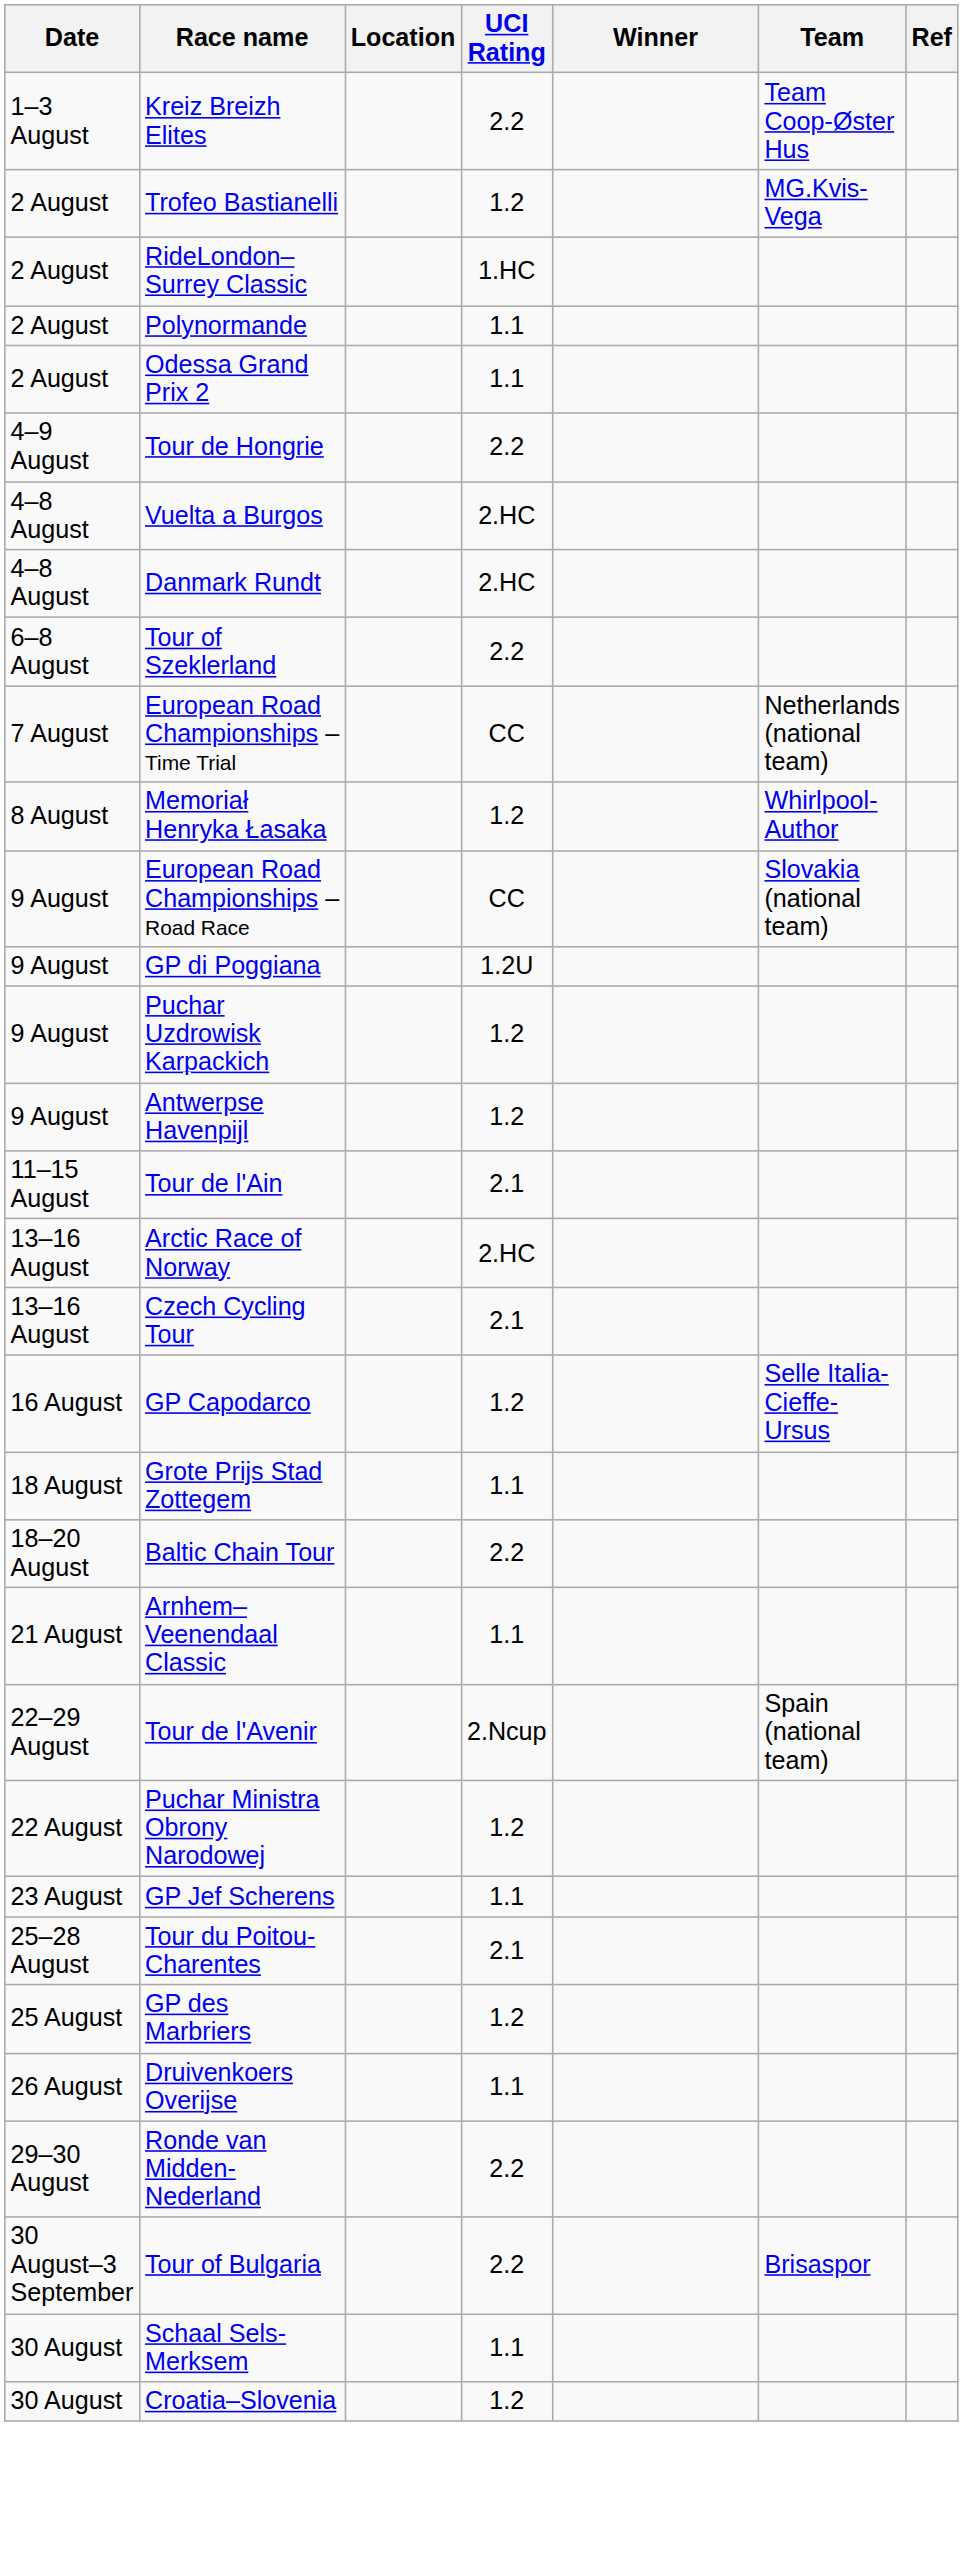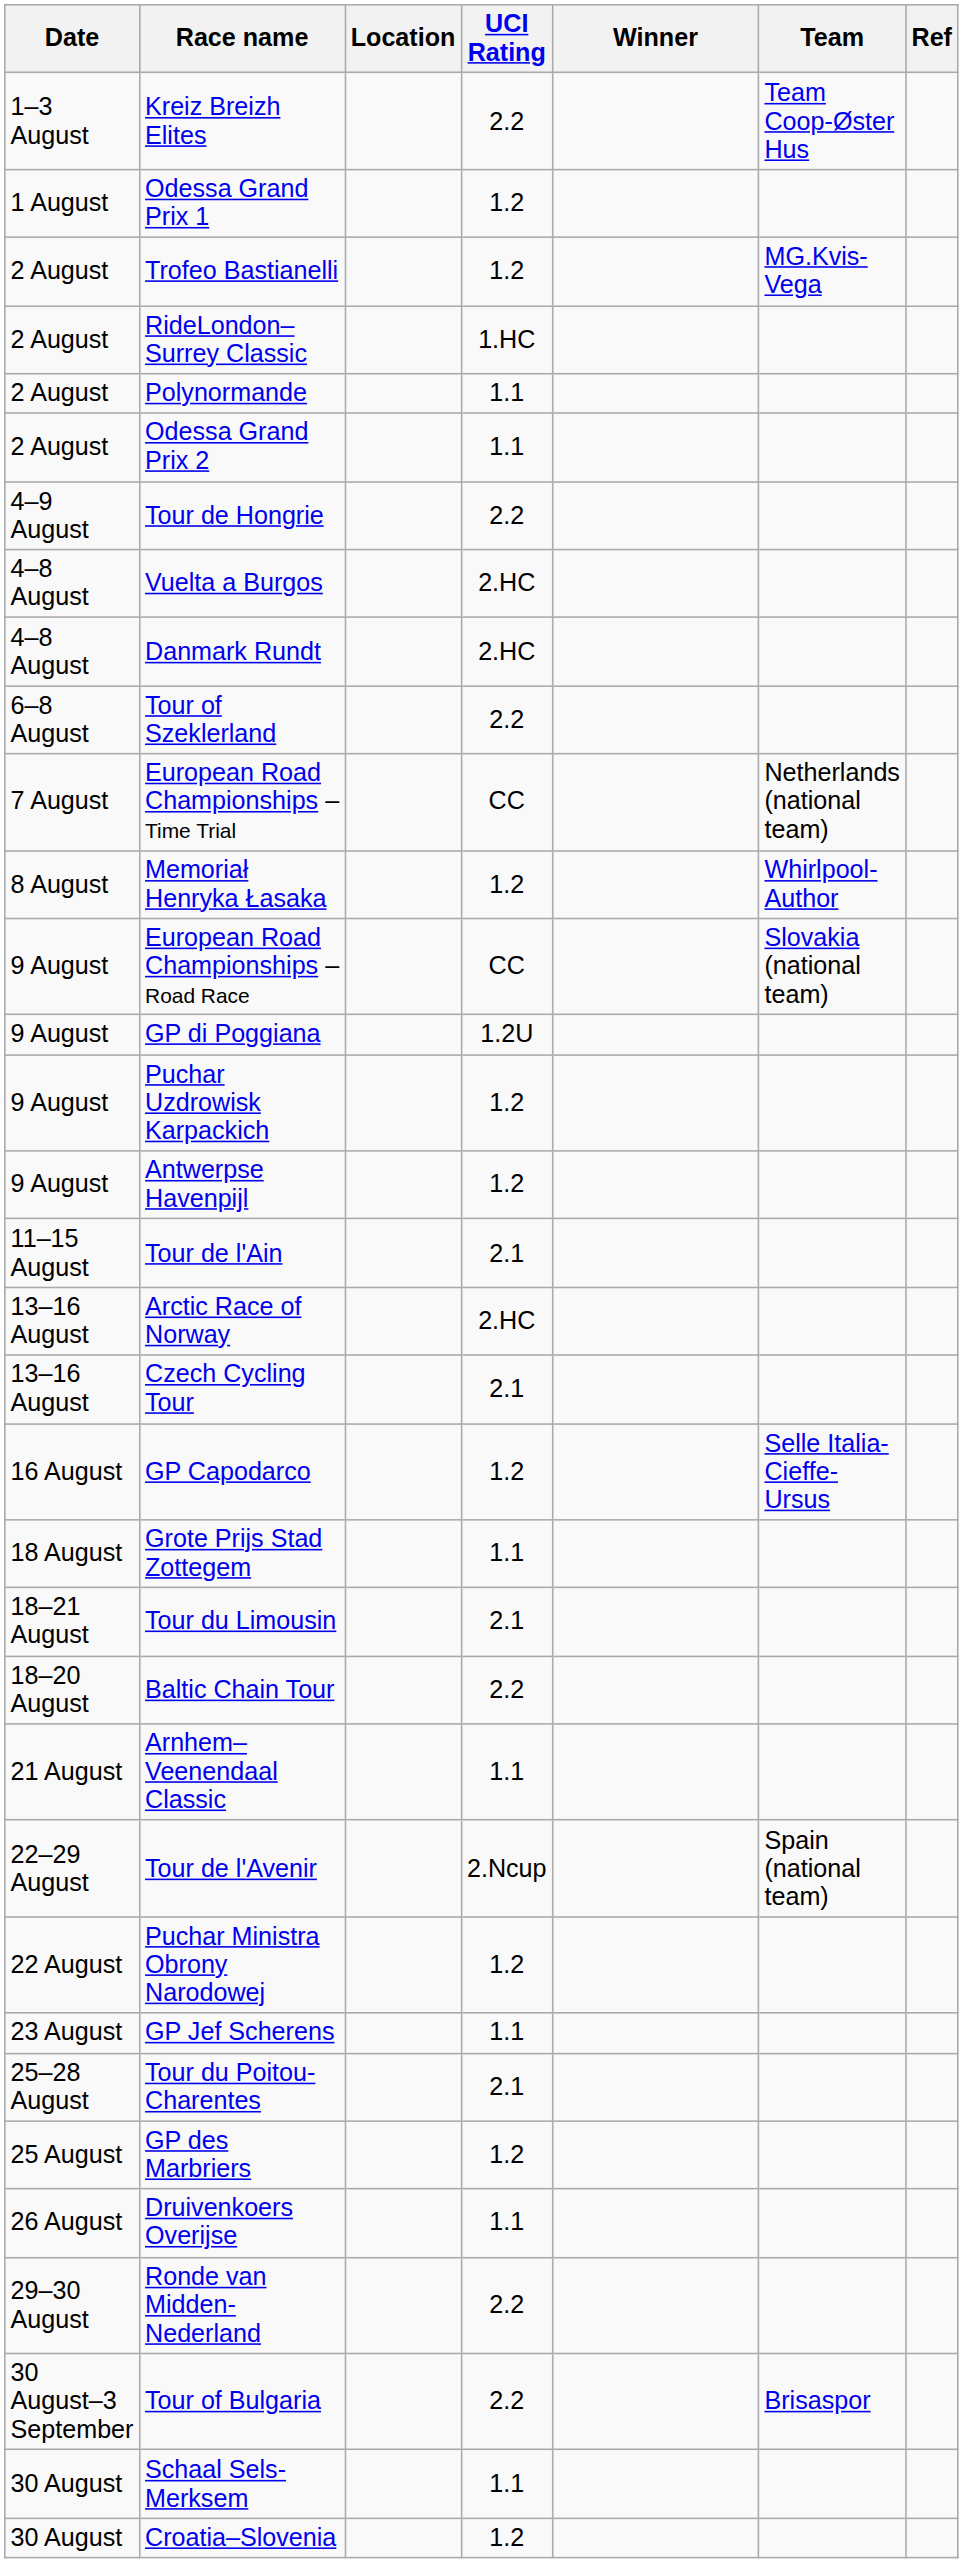+ row: (227, 203)
+ row: (241, 1621)
